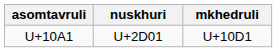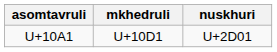columns swapped: (138, 15) <-> (227, 15)
